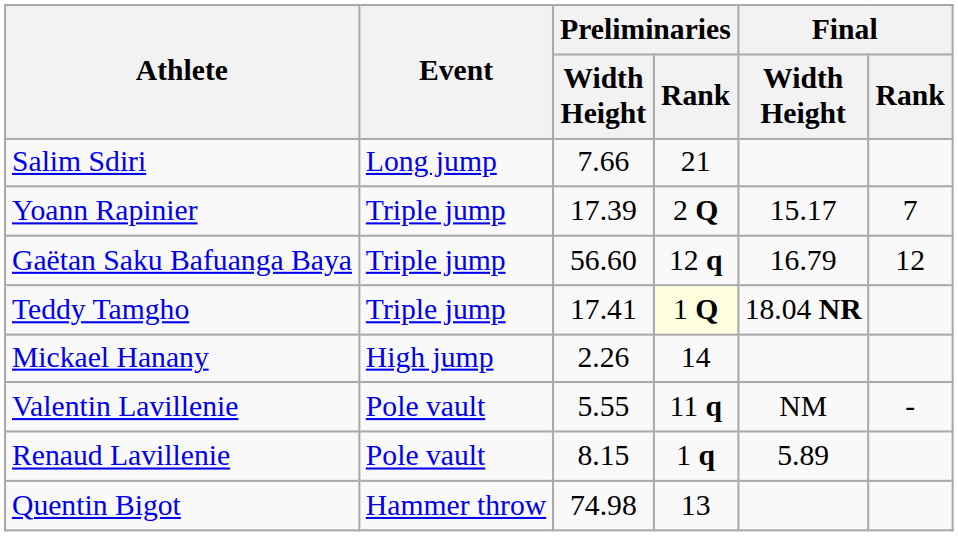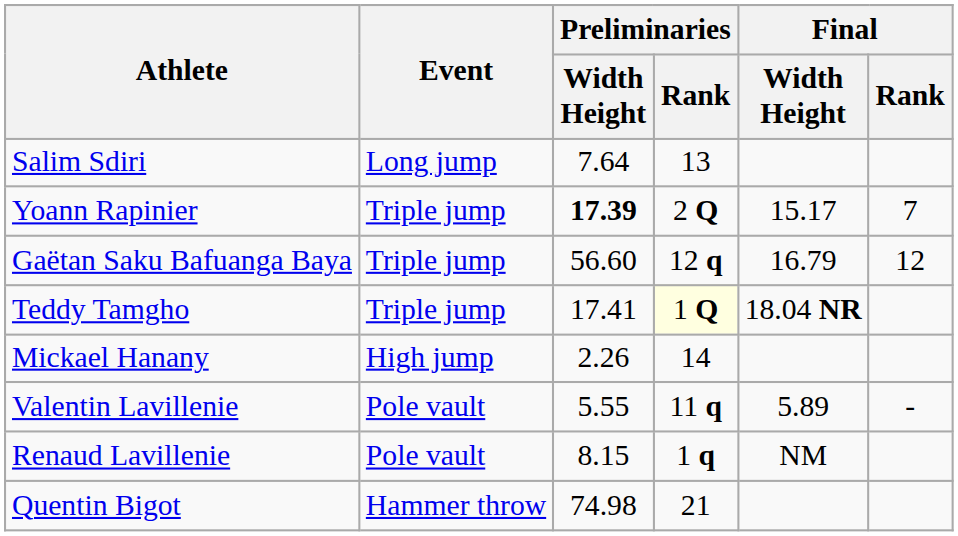(603, 162) 7.66 -> (603, 162) 7.64
(696, 162) 21 -> (696, 162) 13
(603, 211) normal -> (603, 211) bold
(803, 406) NM -> (803, 406) 5.89
(803, 455) 5.89 -> (803, 455) NM
(696, 504) 13 -> (696, 504) 21
